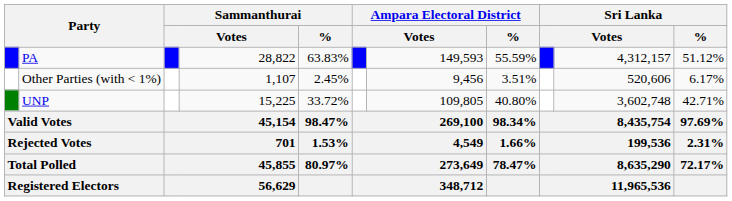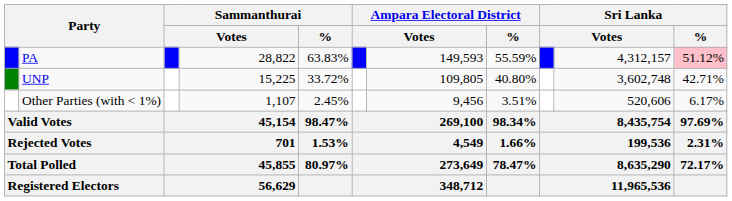(703, 57) no background -> (703, 57) pink background
rows swapped: (36, 100) <-> (92, 79)
